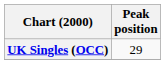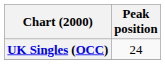(136, 49) 29 -> (136, 49) 24
